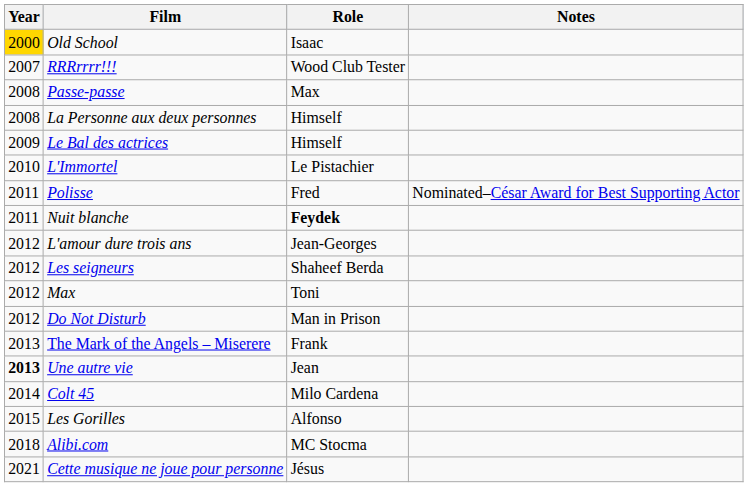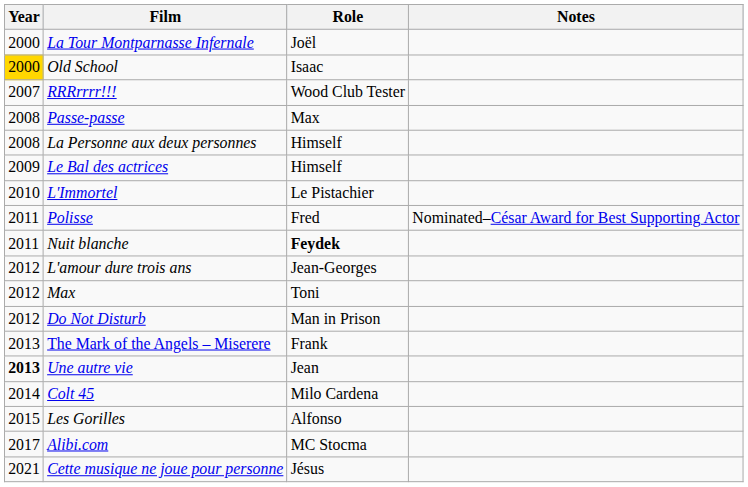+ row: (150, 42)
- row: (90, 268)
(24, 444) 2018 -> (24, 444) 2017
